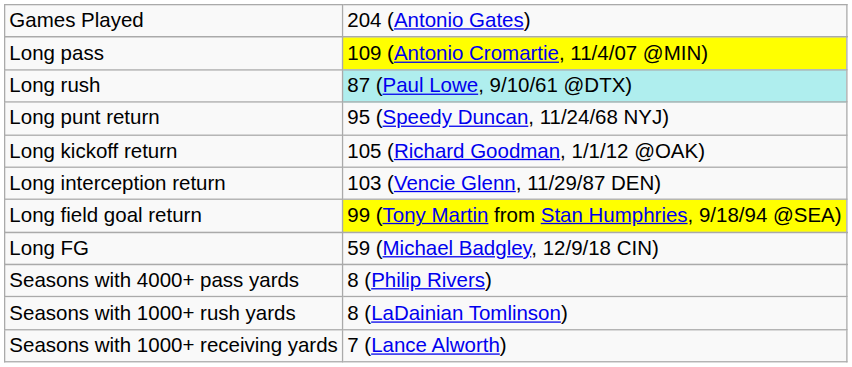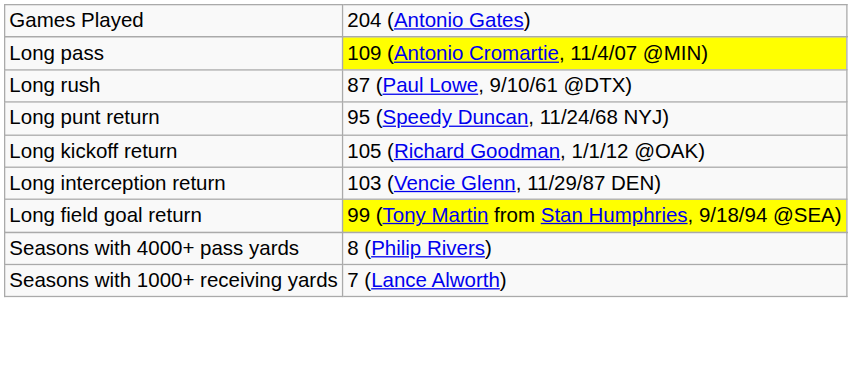(490, 85) paleturquoise background -> (490, 85) no background
- row: (49, 248)
- row: (153, 313)
